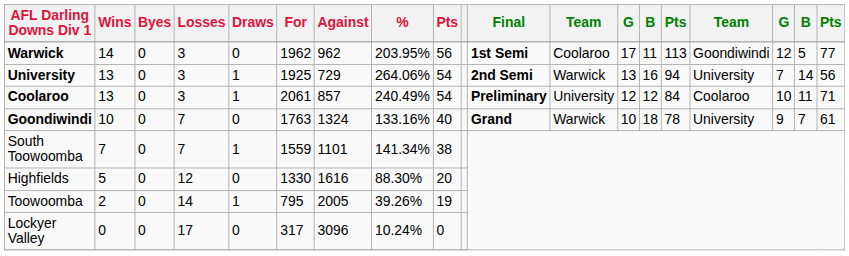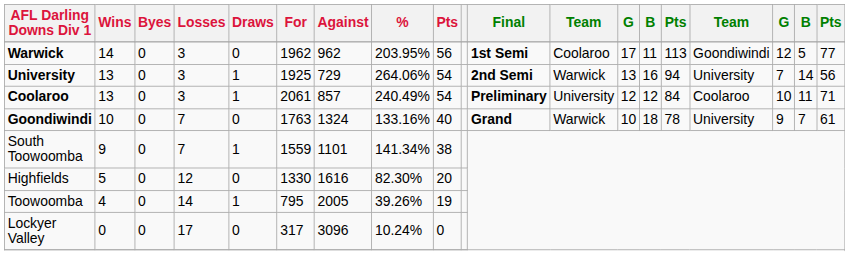(102, 149) 7 -> (102, 149) 9
(399, 179) 88.30% -> (399, 179) 82.30%
(102, 201) 2 -> (102, 201) 4
